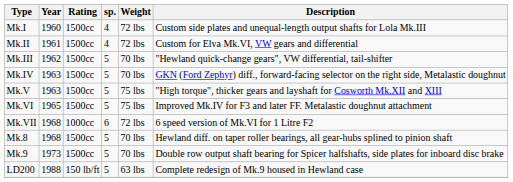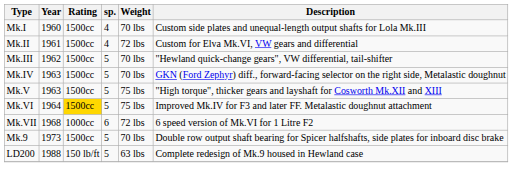(132, 28) 72 lbs -> (132, 28) 70 lbs
(51, 106) 1965 -> (51, 106) 1964
(80, 106) no background -> (80, 106) gold background
- row: (17, 138)
